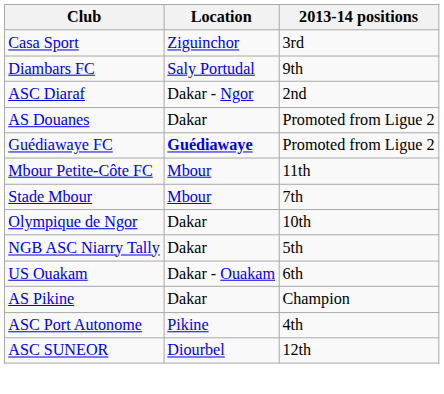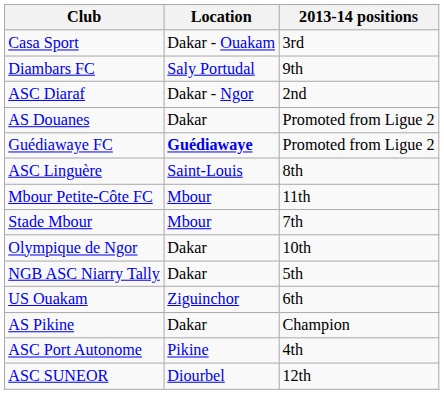(203, 42) Ziguinchor -> (221, 42) Dakar - Ouakam
+ row: (55, 171)
(221, 273) Dakar - Ouakam -> (203, 299) Ziguinchor
